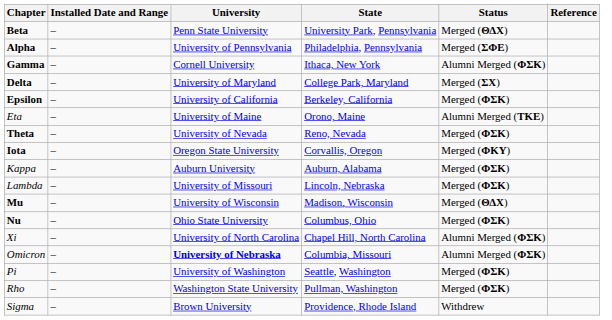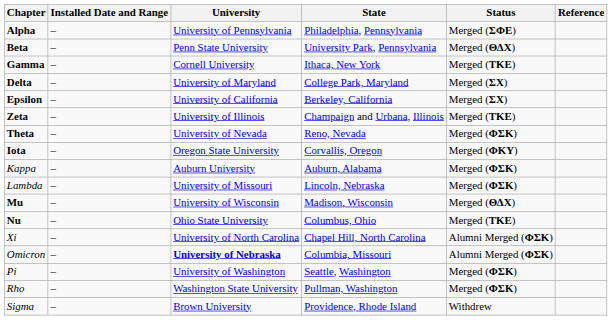rows swapped: (21, 47) <-> (17, 30)
(493, 64) Alumni Merged (ΦΣΚ) -> (482, 64) Merged (ΤΚΕ)
(475, 99) Merged (ΦΣΚ) -> (478, 99) Merged (ΣΧ)
+ row: (17, 116)
- row: (14, 116)
(475, 220) Merged (ΦΣΚ) -> (482, 220) Merged (ΤΚΕ)
